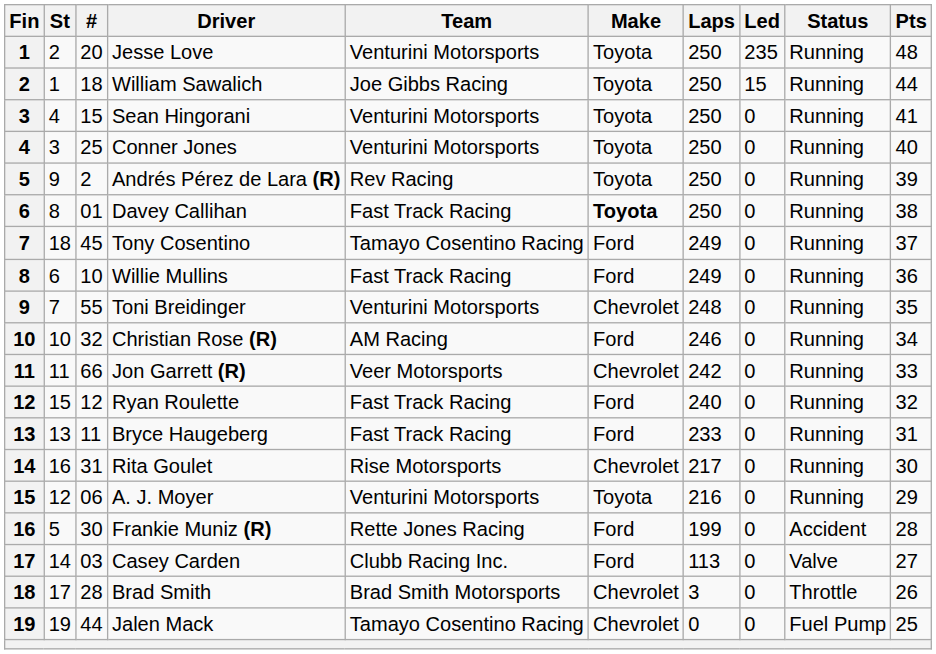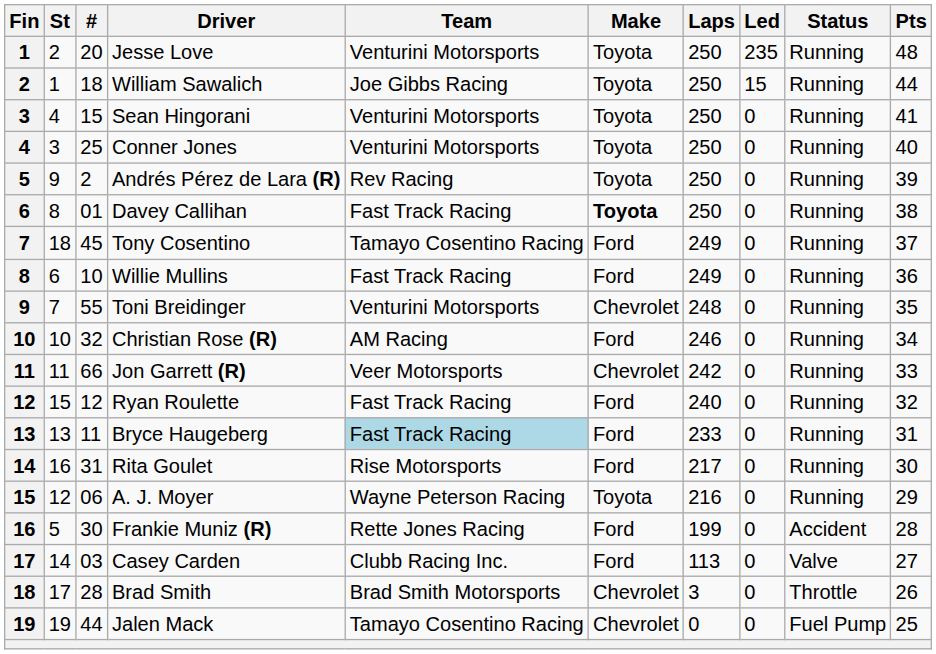(431, 434) no background -> (431, 434) lightblue background
(636, 465) Chevrolet -> (614, 465) Ford
(444, 497) Venturini Motorsports -> (457, 497) Wayne Peterson Racing
